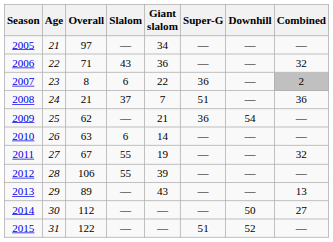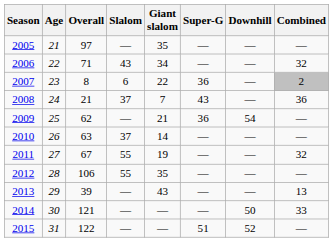(162, 45) 34 -> (162, 45) 35
(162, 63) 36 -> (162, 63) 34
(203, 100) 51 -> (203, 100) 43
(126, 136) 6 -> (126, 136) 37
(162, 173) 39 -> (162, 173) 35
(86, 191) 89 -> (86, 191) 39
(86, 209) 112 -> (86, 209) 121
(301, 209) 27 -> (301, 209) 33
